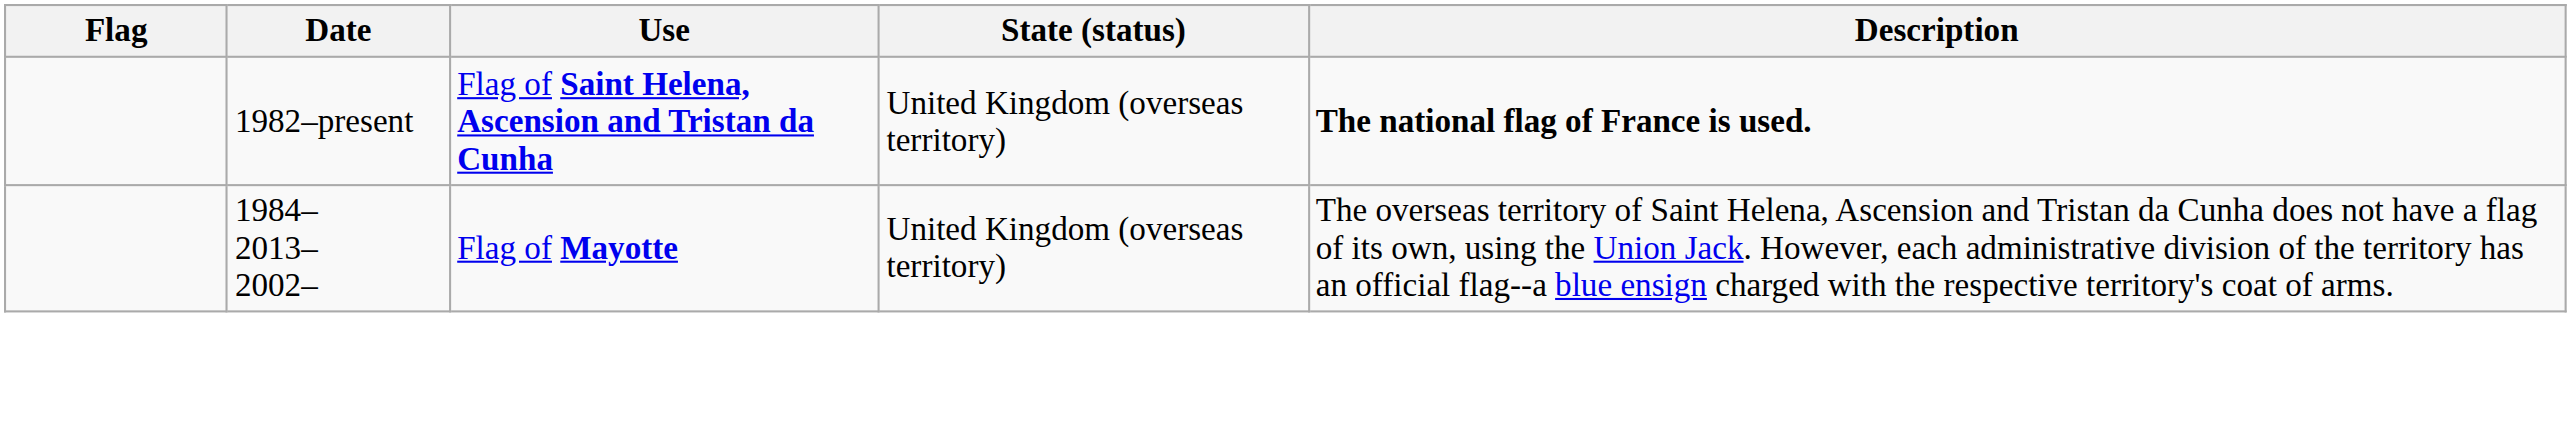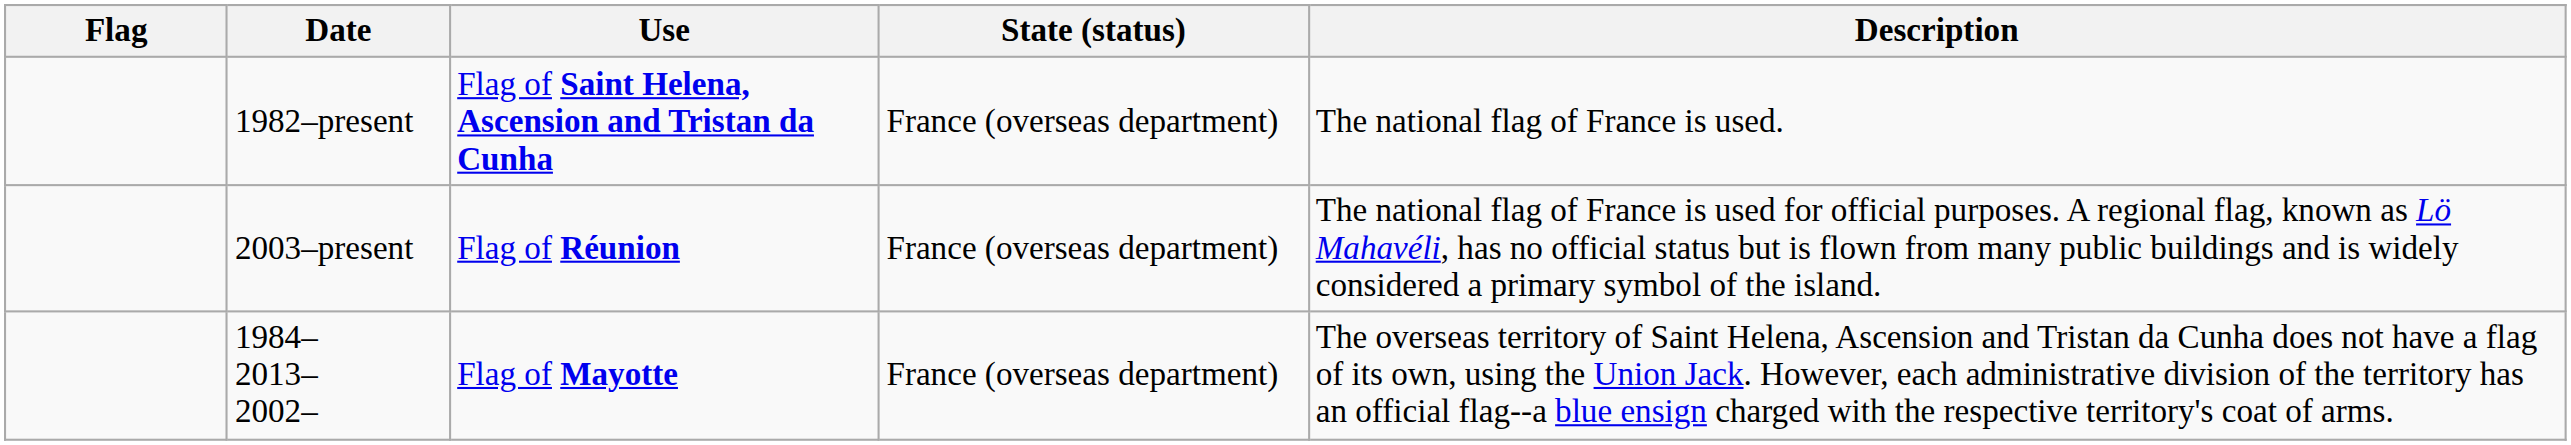(1065, 120) United Kingdom (overseas territory) -> (1082, 120) France (overseas department)
(1564, 120) bold -> (1550, 120) normal
+ row: (324, 247)
(1065, 247) United Kingdom (overseas territory) -> (1082, 374) France (overseas department)
